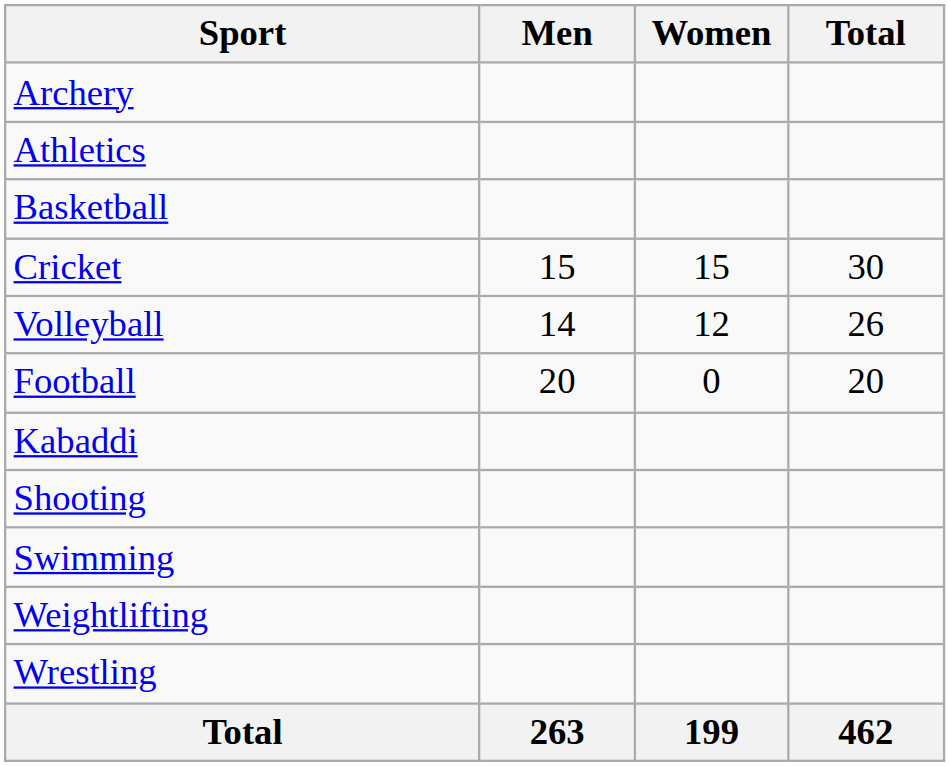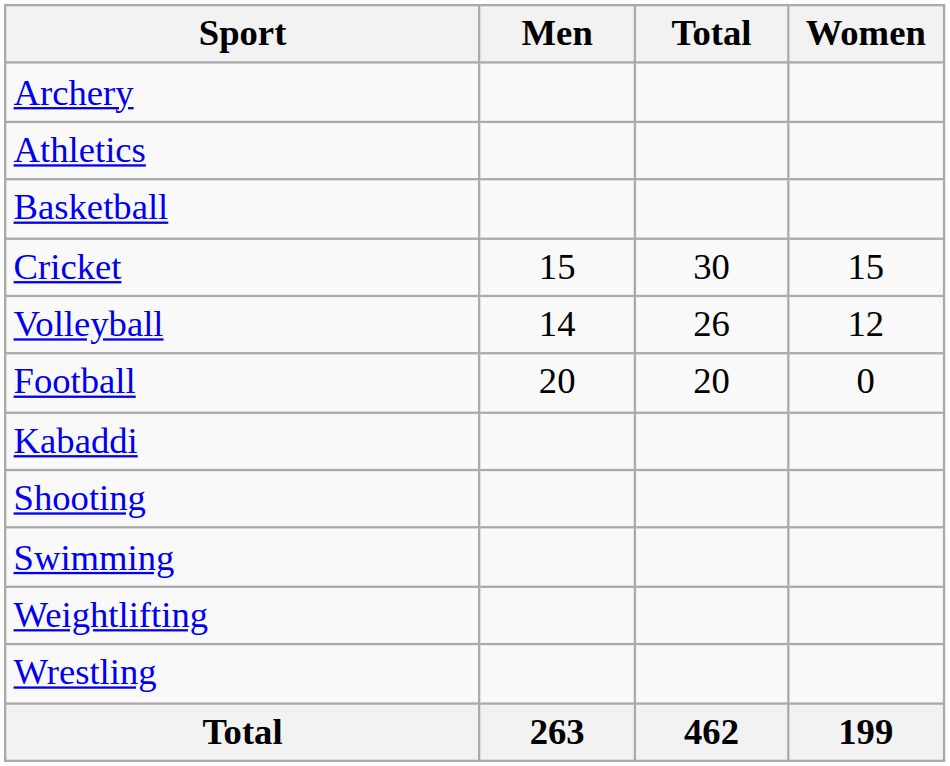columns swapped: (711, 33) <-> (866, 33)
